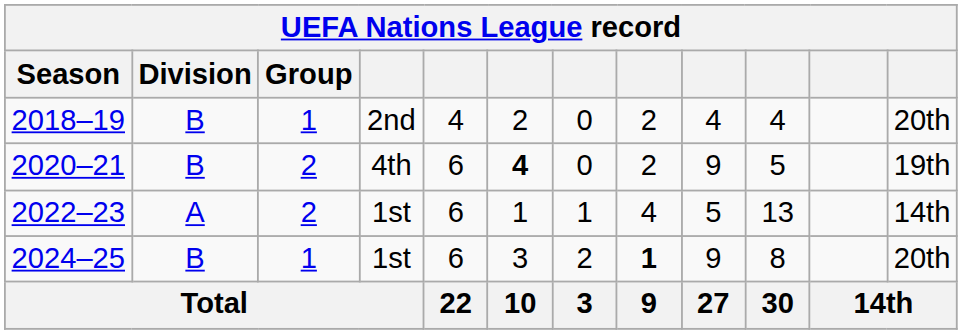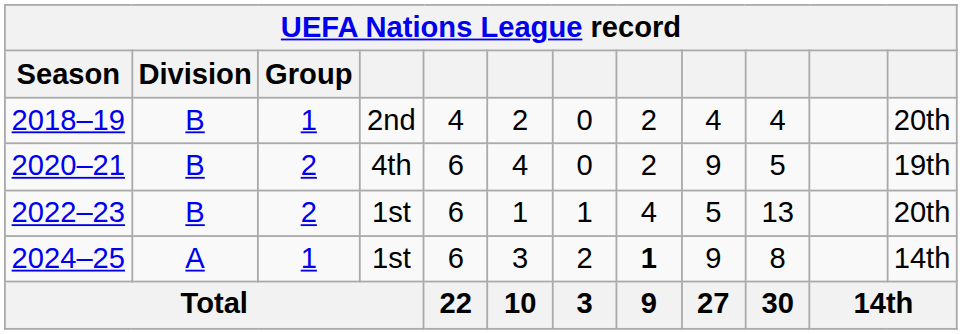(520, 166) bold -> (520, 166) normal
(195, 212) A -> (195, 212) B
(922, 212) 14th -> (922, 212) 20th
(195, 258) B -> (195, 258) A
(922, 258) 20th -> (922, 258) 14th
